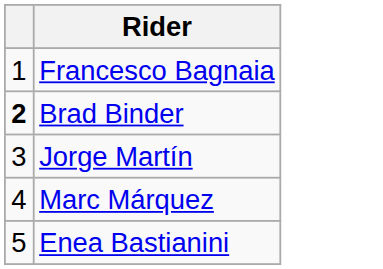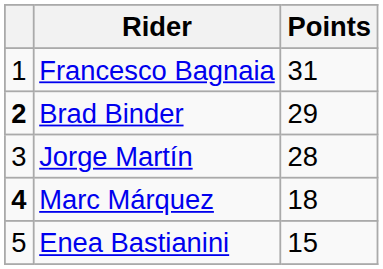+ column: (329, 27)
(19, 200) normal -> (19, 200) bold
